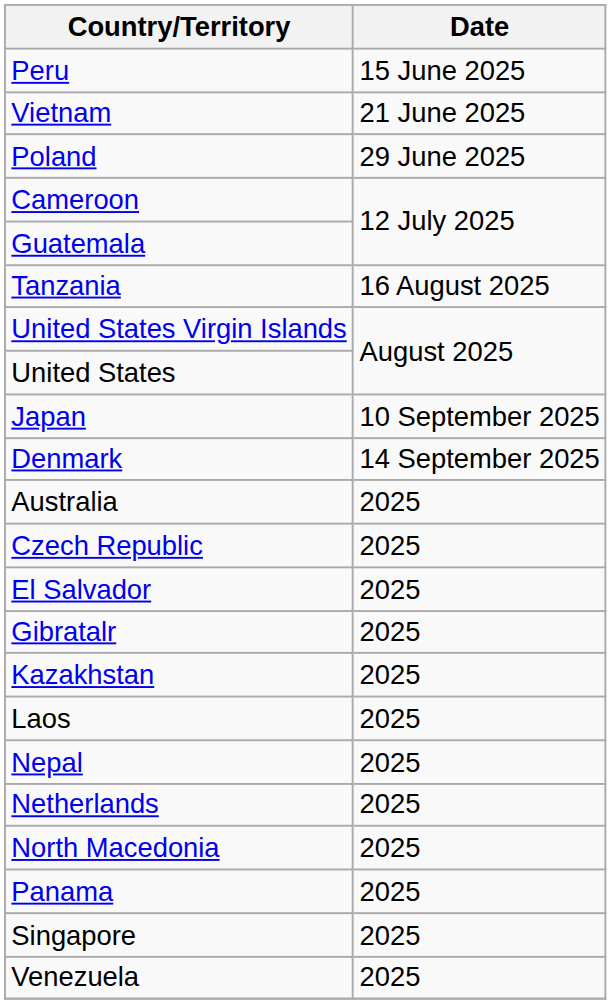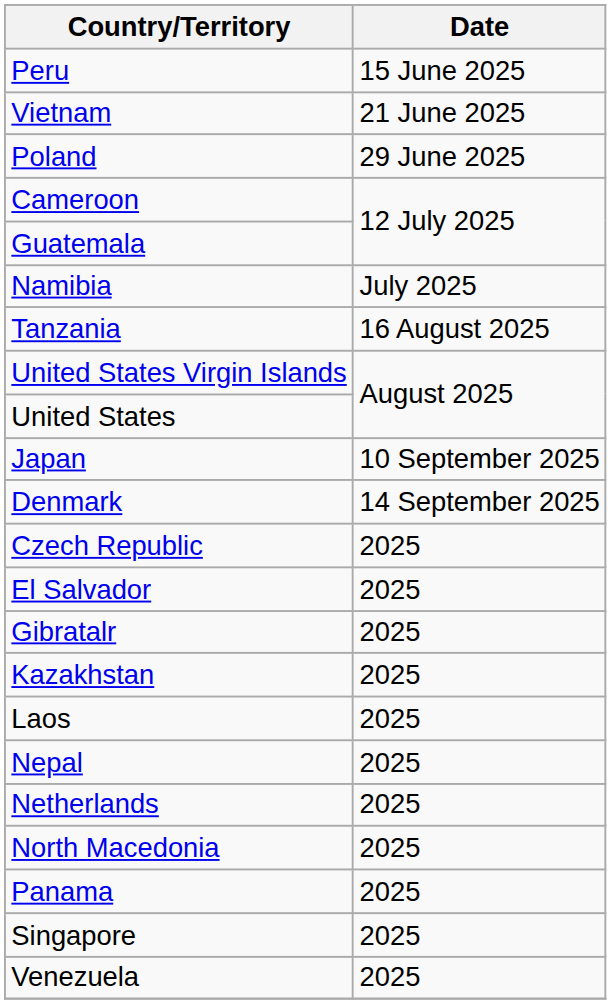+ row: (62, 286)
- row: (65, 502)
